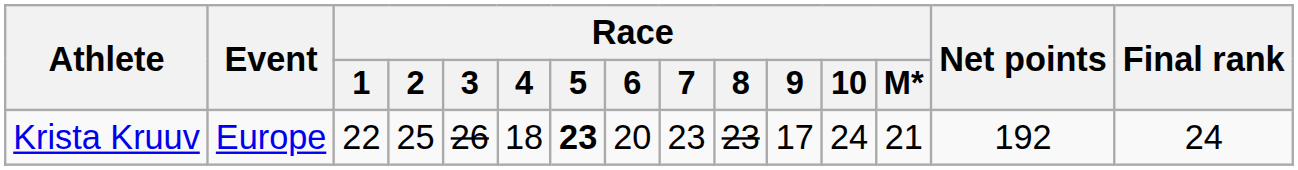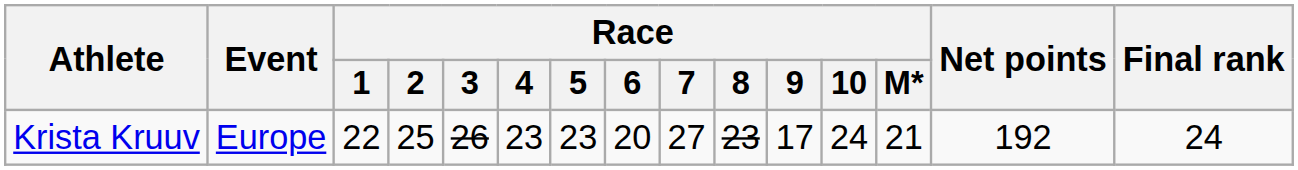(524, 138) 18 -> (524, 138) 23
(578, 138) bold -> (578, 138) normal
(687, 138) 23 -> (687, 138) 27
